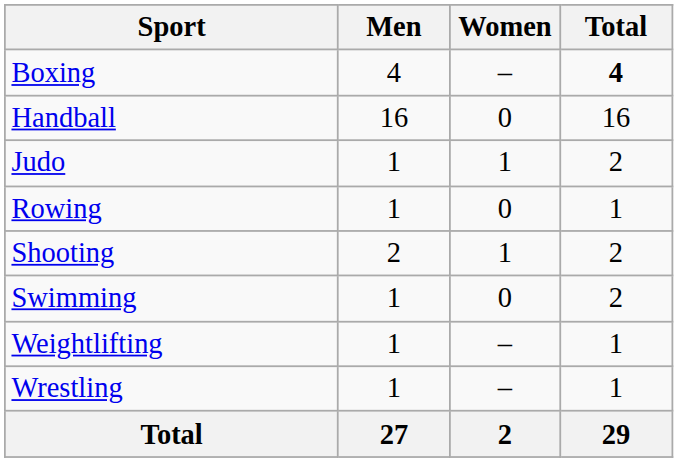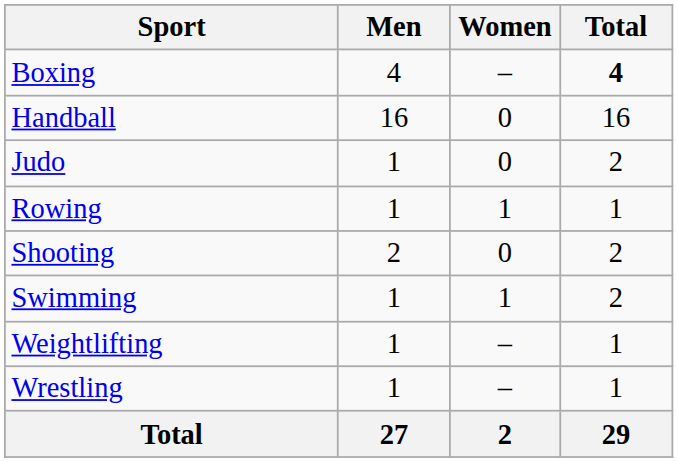(505, 162) 1 -> (505, 162) 0
(505, 207) 0 -> (505, 207) 1
(505, 252) 1 -> (505, 252) 0
(505, 298) 0 -> (505, 298) 1
